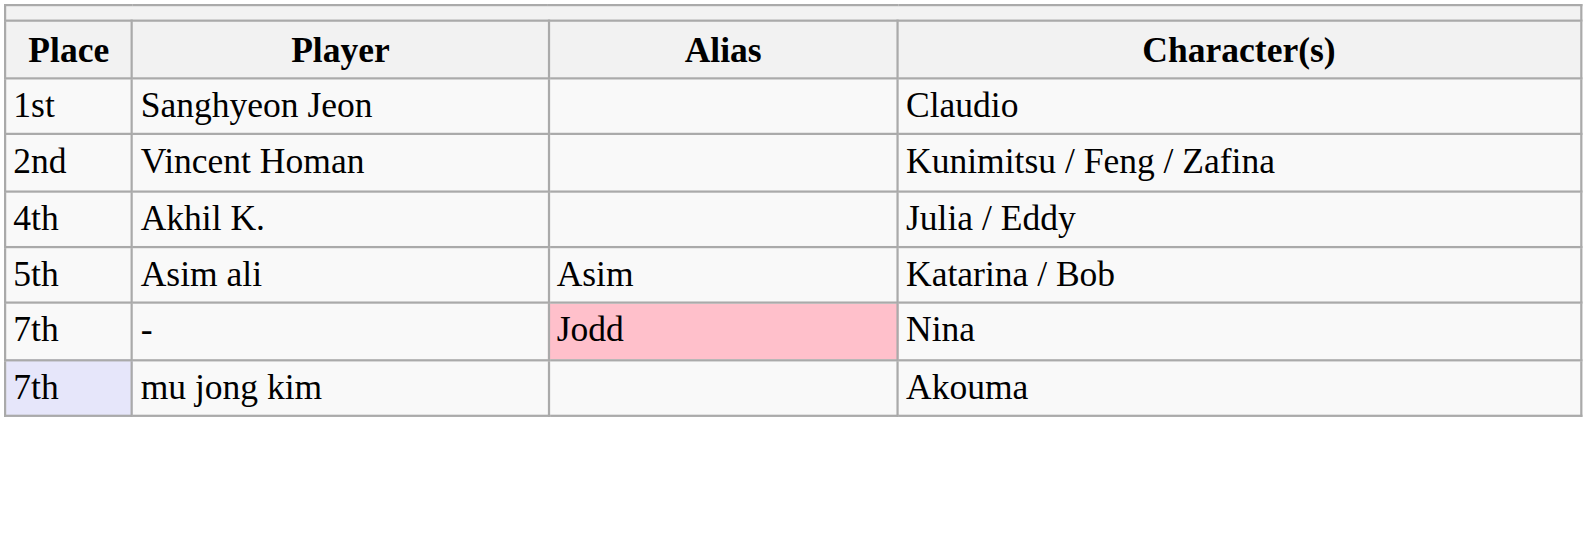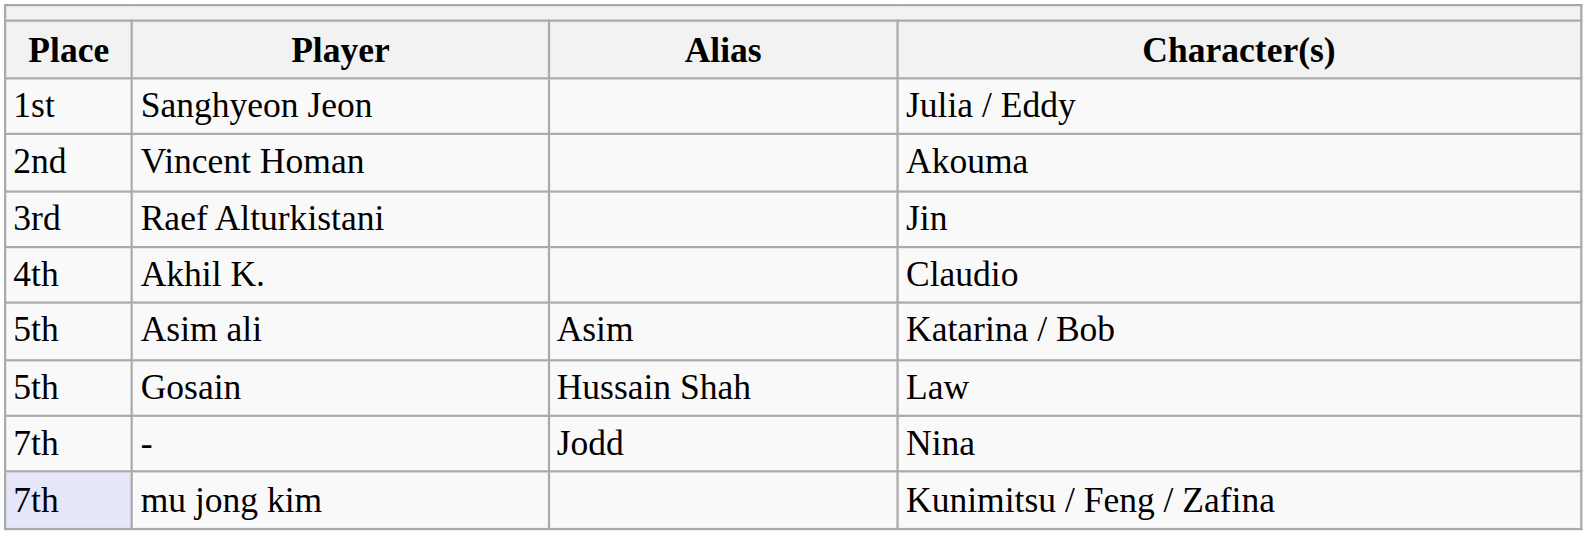(962, 105) Claudio -> (991, 105) Julia / Eddy
(1090, 161) Kunimitsu / Feng / Zafina -> (967, 161) Akouma
+ row: (263, 218)
(991, 218) Julia / Eddy -> (962, 274) Claudio
+ row: (191, 387)
(590, 330) pink background -> (590, 443) no background
(967, 387) Akouma -> (1090, 499) Kunimitsu / Feng / Zafina
